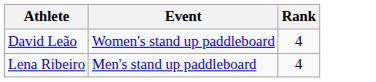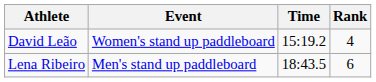+ column: (304, 17)
(299, 65) 4 -> (350, 65) 6
